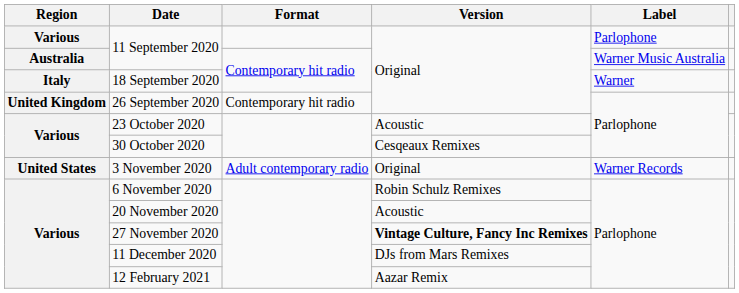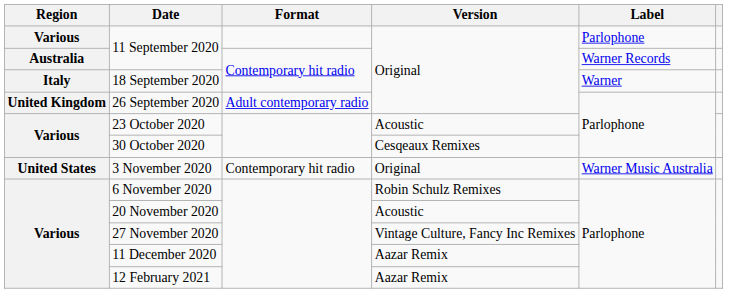(660, 59) Warner Music Australia -> (626, 59) Warner Records
(290, 102) Contemporary hit radio -> (297, 102) Adult contemporary radio
(297, 168) Adult contemporary radio -> (290, 168) Contemporary hit radio
(638, 168) Warner Records -> (647, 168) Warner Music Australia
(481, 233) bold -> (475, 233) normal
(442, 255) DJs from Mars Remixes -> (411, 255) Aazar Remix
